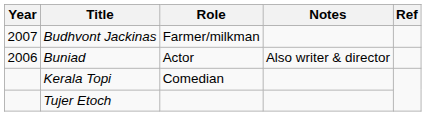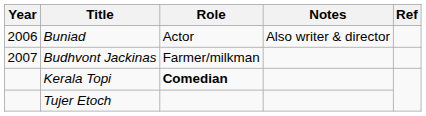rows swapped: (65, 57) <-> (100, 36)
(193, 79) normal -> (195, 79) bold
